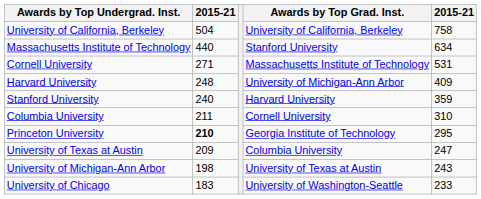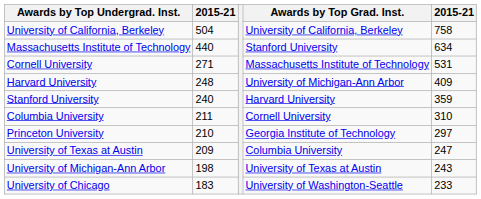(205, 133) bold -> (205, 133) normal
(443, 133) 295 -> (443, 133) 297
